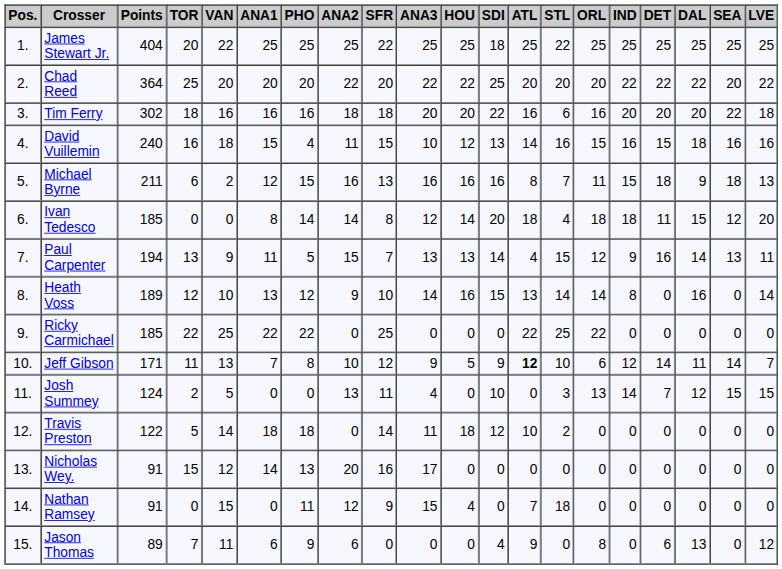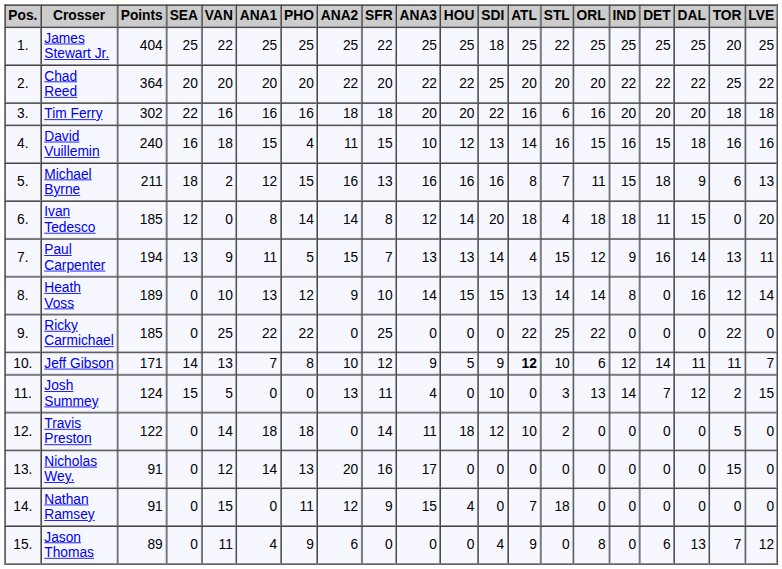columns swapped: (184, 16) <-> (727, 16)
(467, 295) 16 -> (467, 295) 15
(274, 545) 6 -> (273, 545) 4
